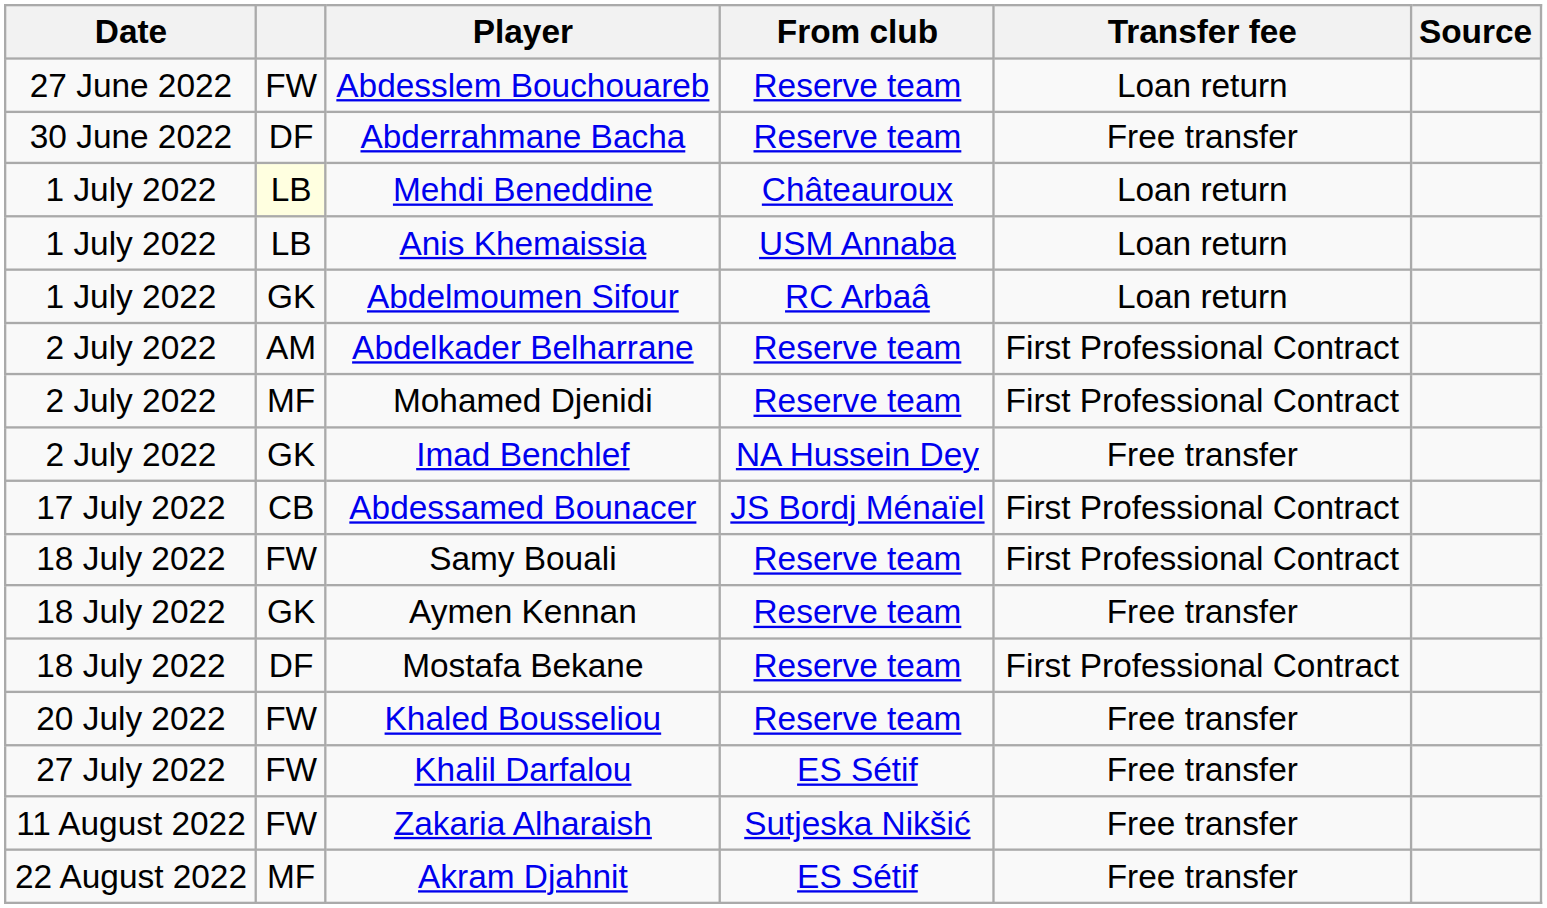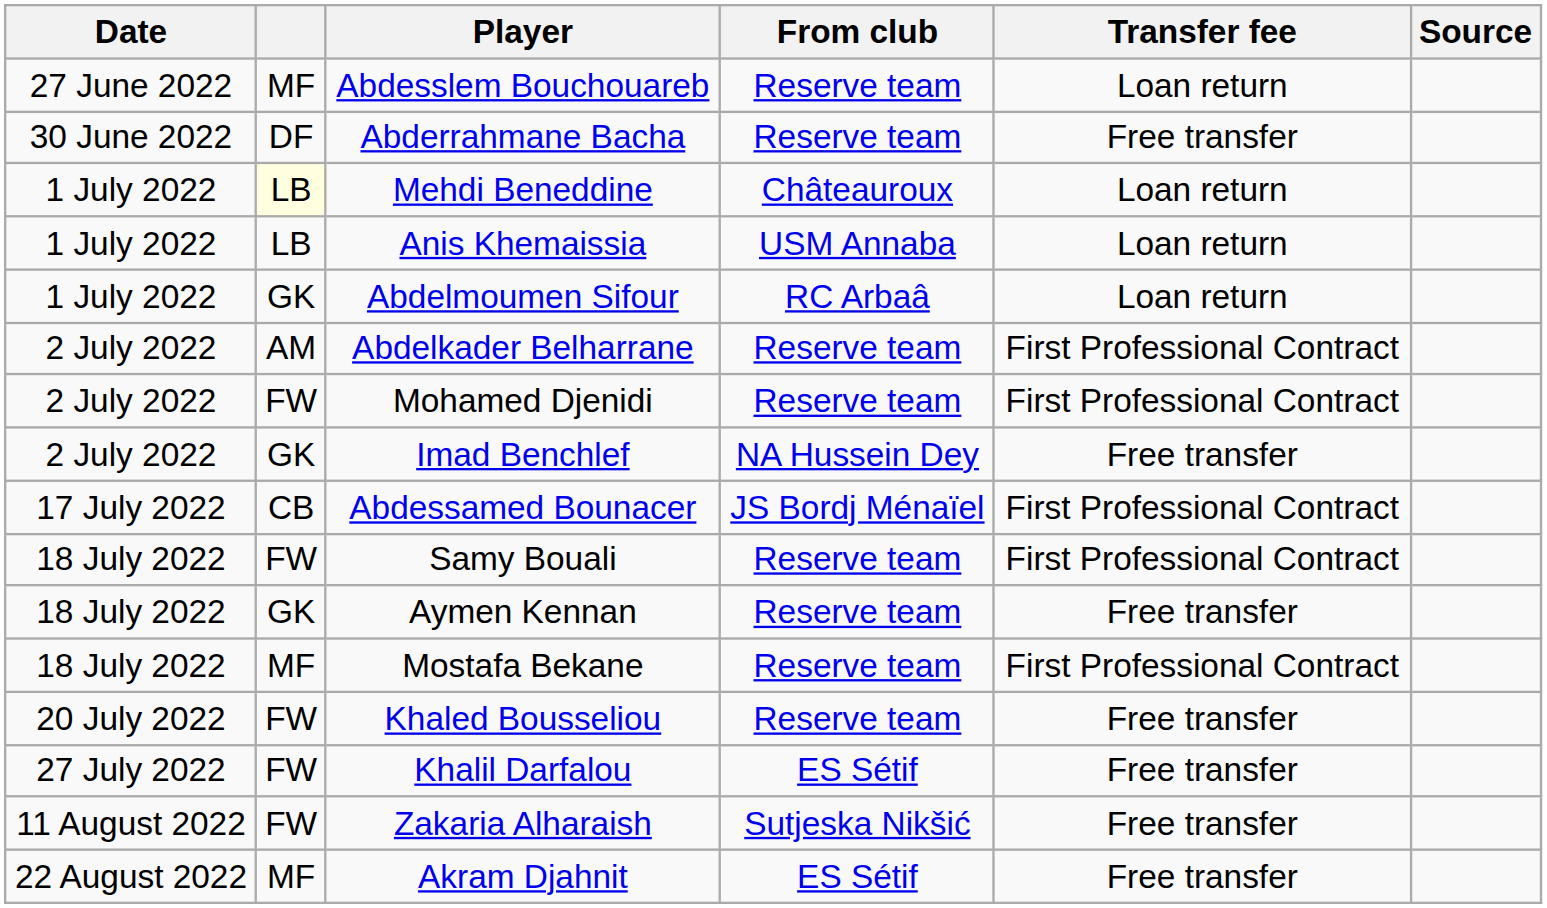(291, 85) FW -> (291, 85) MF
(291, 401) MF -> (291, 401) FW
(291, 665) DF -> (291, 665) MF
